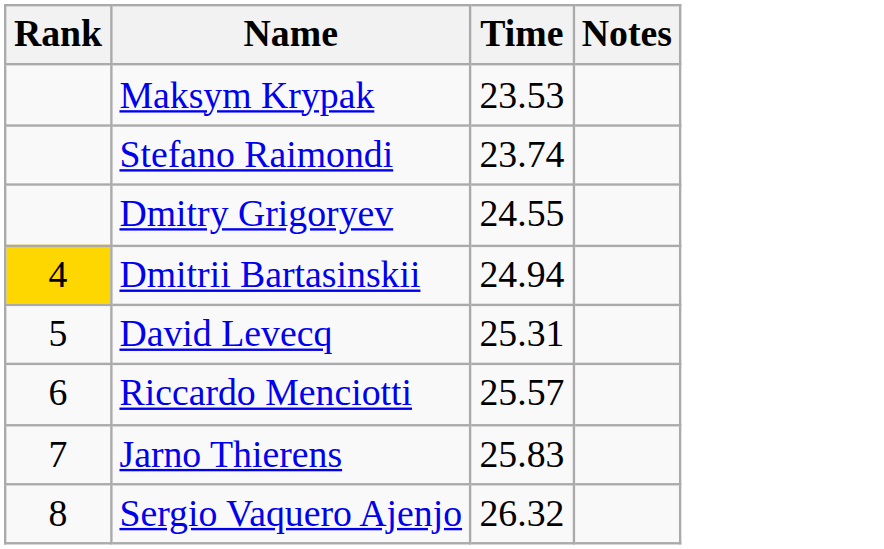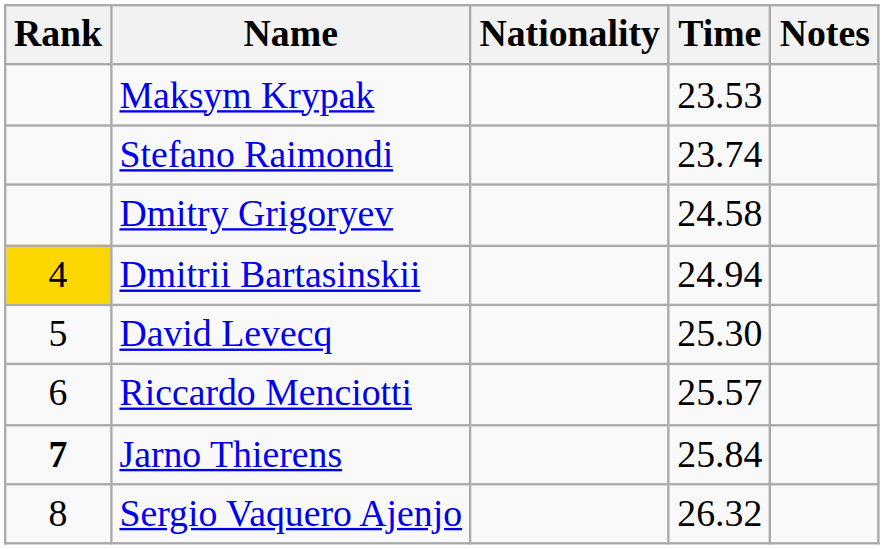+ column: (570, 34)
(522, 214) 24.55 -> (720, 214) 24.58
(522, 333) 25.31 -> (720, 333) 25.30
(58, 453) normal -> (58, 453) bold
(522, 453) 25.83 -> (720, 453) 25.84
